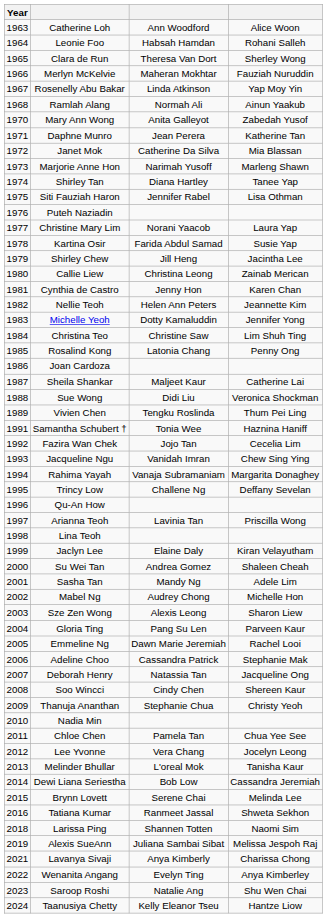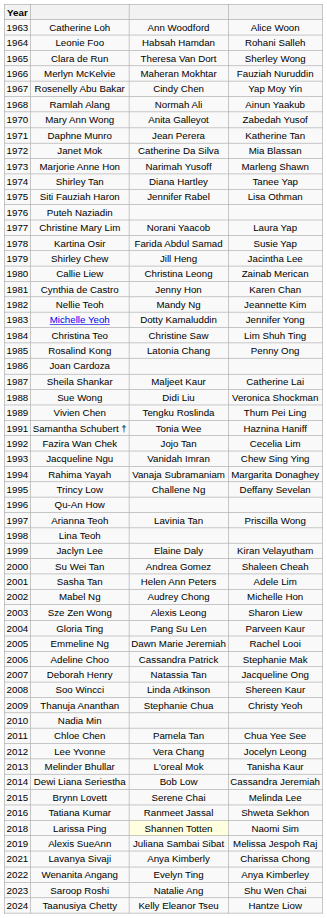(179, 89) Linda Atkinson -> (179, 89) Cindy Chen
(179, 305) Helen Ann Peters -> (179, 305) Mandy Ng
(179, 582) Mandy Ng -> (179, 582) Helen Ann Peters
(179, 690) Cindy Chen -> (179, 690) Linda Atkinson
(179, 828) no background -> (179, 828) lightyellow background
